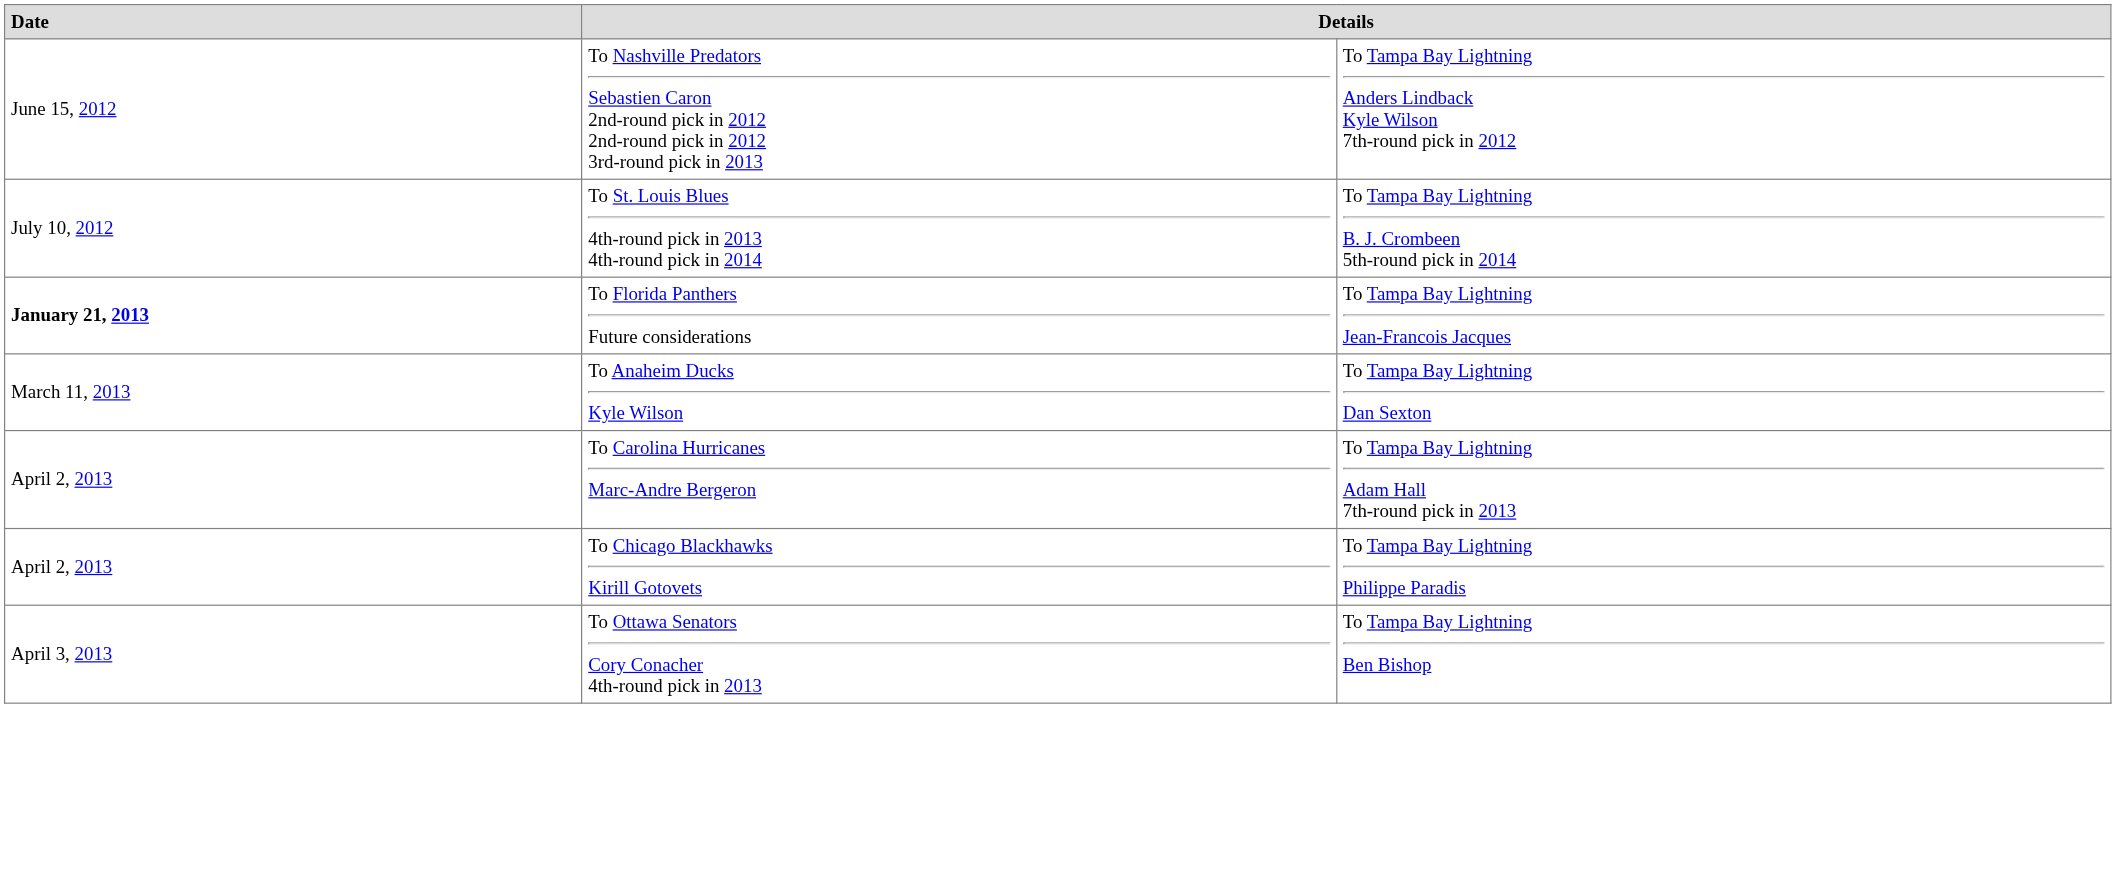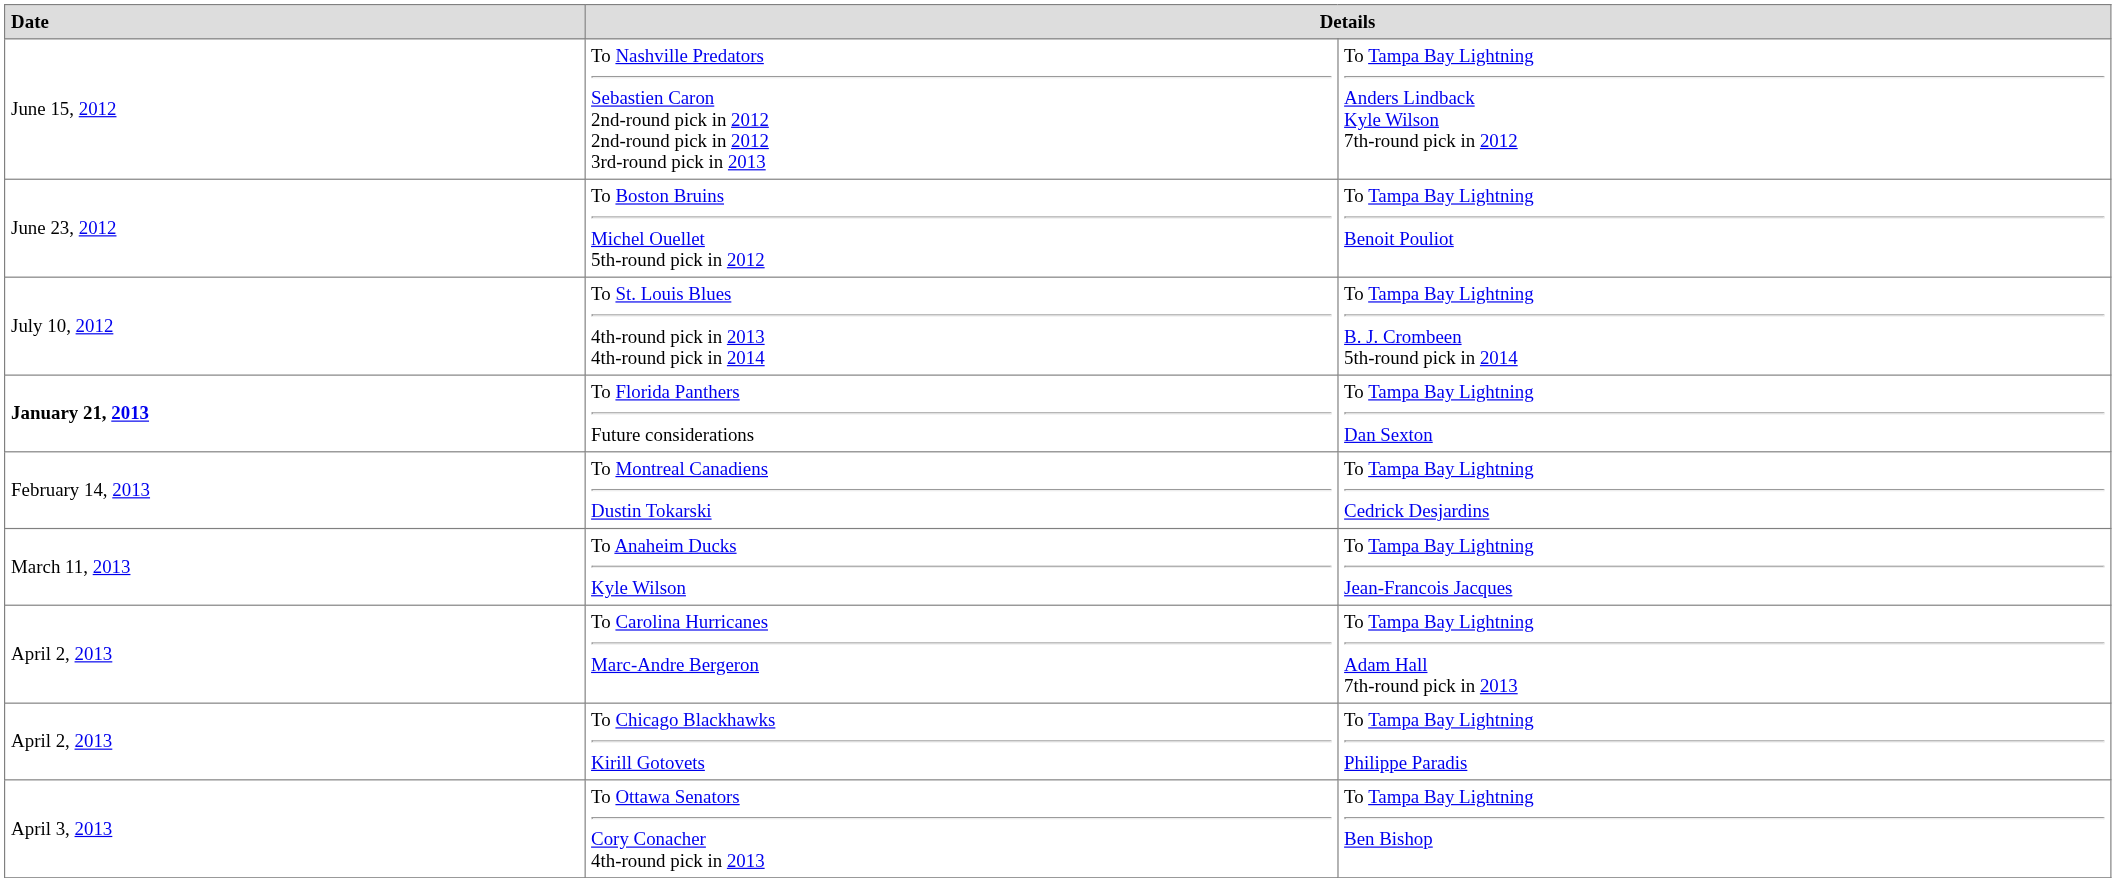+ row: (961, 228)
(1723, 315) To Tampa Bay Lightning Jean-Francois Jacques -> (1724, 413) To Tampa Bay Lightning Dan Sexton
+ row: (961, 490)
(1723, 392) To Tampa Bay Lightning Dan Sexton -> (1724, 566) To Tampa Bay Lightning Jean-Francois Jacques
